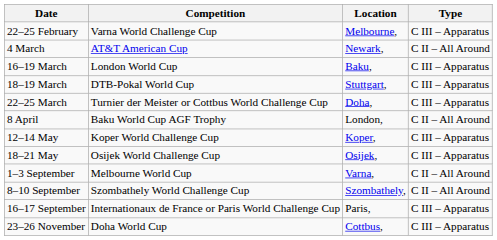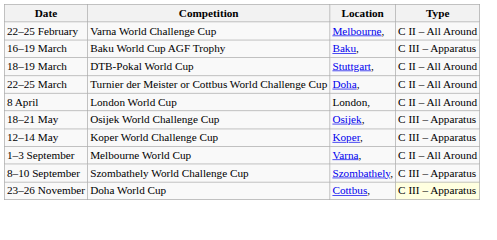(450, 31) C III – Apparatus -> (438, 31) C II – All Around
- row: (26, 48)
(134, 66) London World Cup -> (158, 48) Baku World Cup AGF Trophy
(450, 84) C III – Apparatus -> (438, 66) C II – All Around
(450, 102) C III – Apparatus -> (438, 84) C II – All Around
(158, 119) Baku World Cup AGF Trophy -> (133, 102) London World Cup
rows swapped: (33, 137) <-> (33, 155)
(450, 191) C II – All Around -> (437, 173) C III – Apparatus
- row: (46, 208)
(450, 226) no background -> (437, 191) lightyellow background
